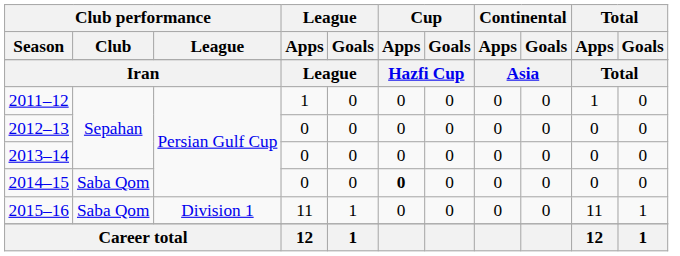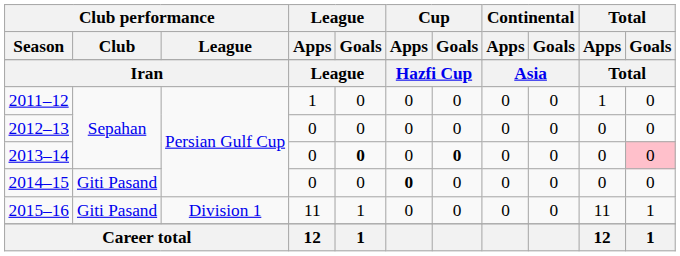(353, 155) normal -> (361, 155) bold
(450, 155) normal -> (457, 155) bold
(643, 155) no background -> (650, 155) pink background
(113, 182) Saba Qom -> (117, 182) Giti Pasand
(113, 210) Saba Qom -> (117, 210) Giti Pasand
